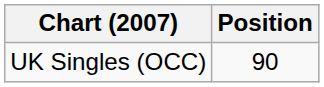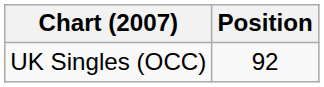(265, 61) 90 -> (265, 61) 92
